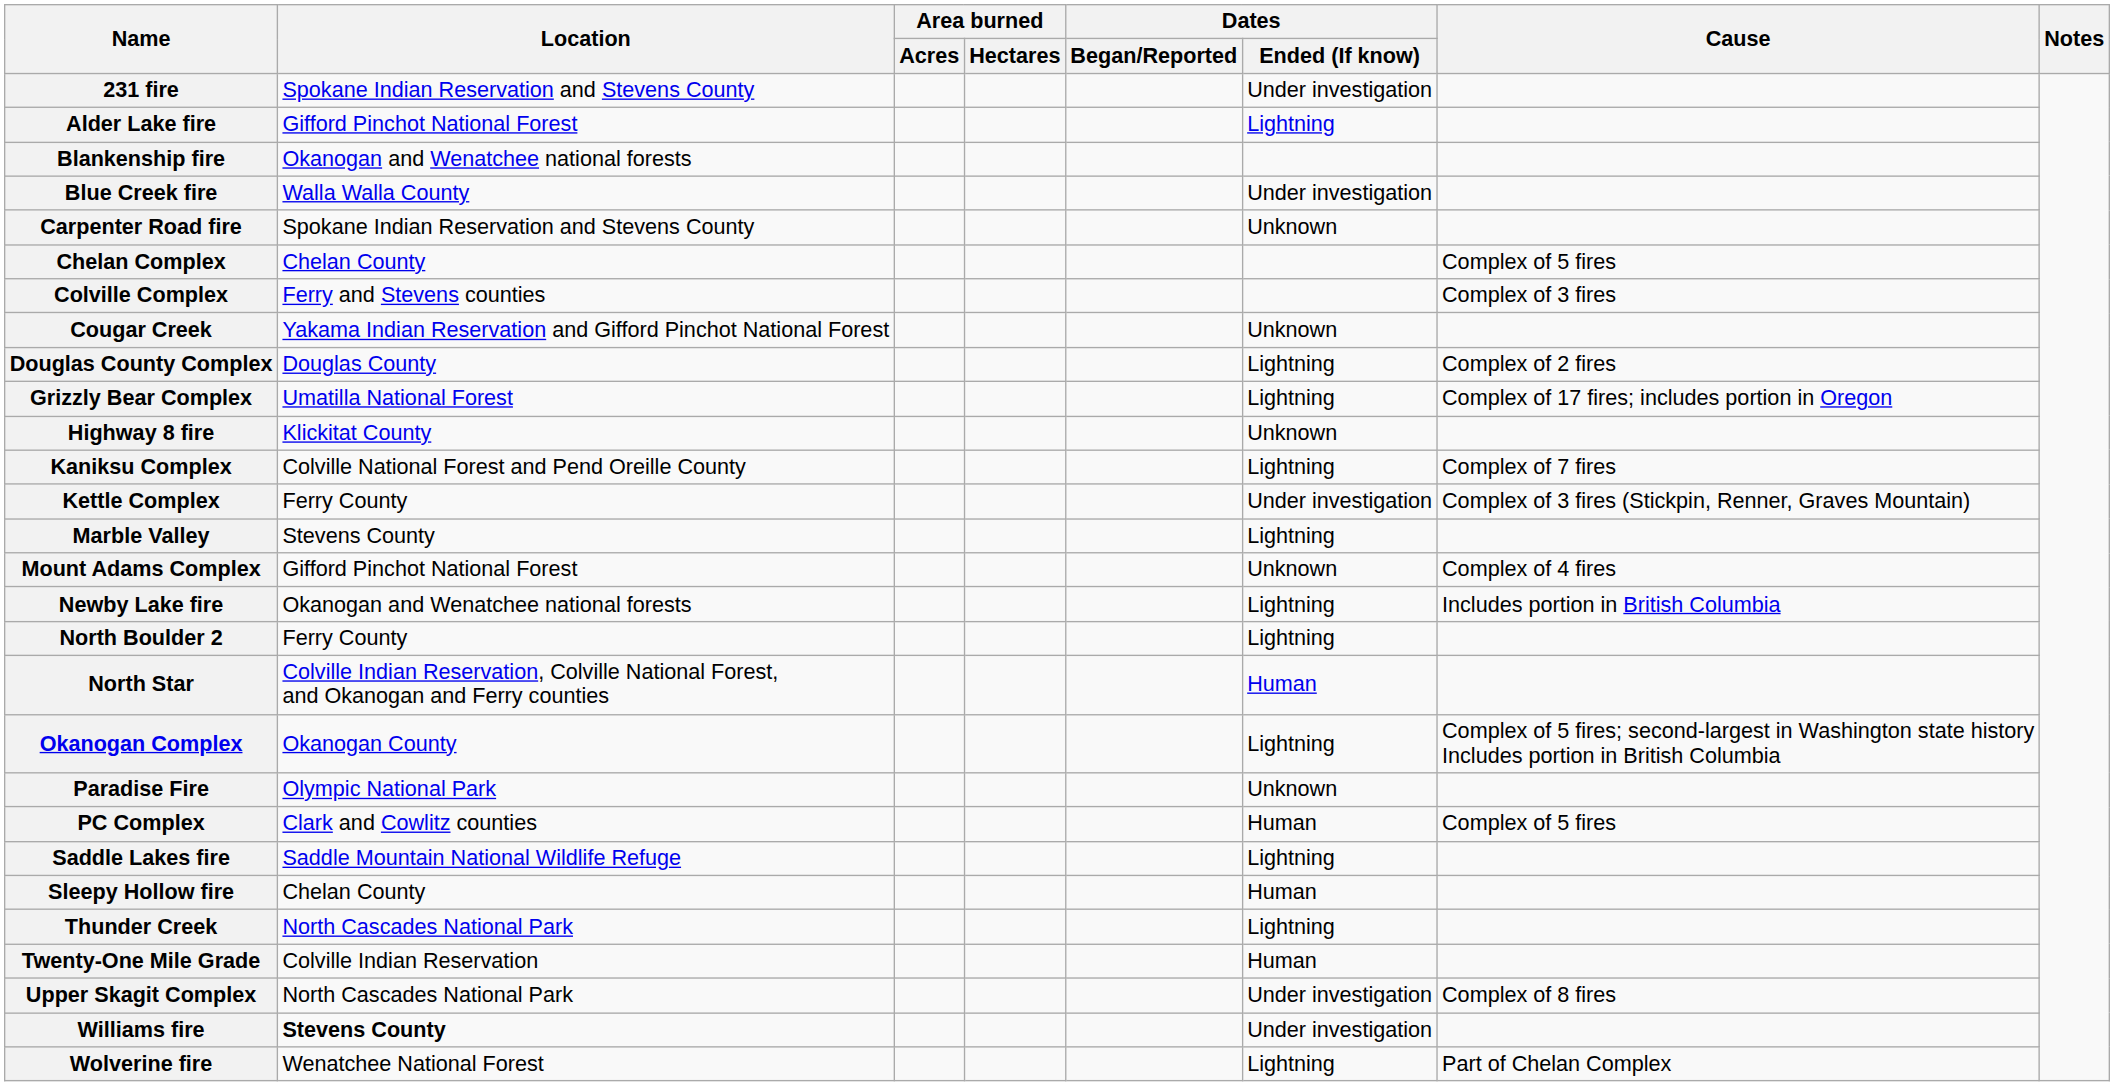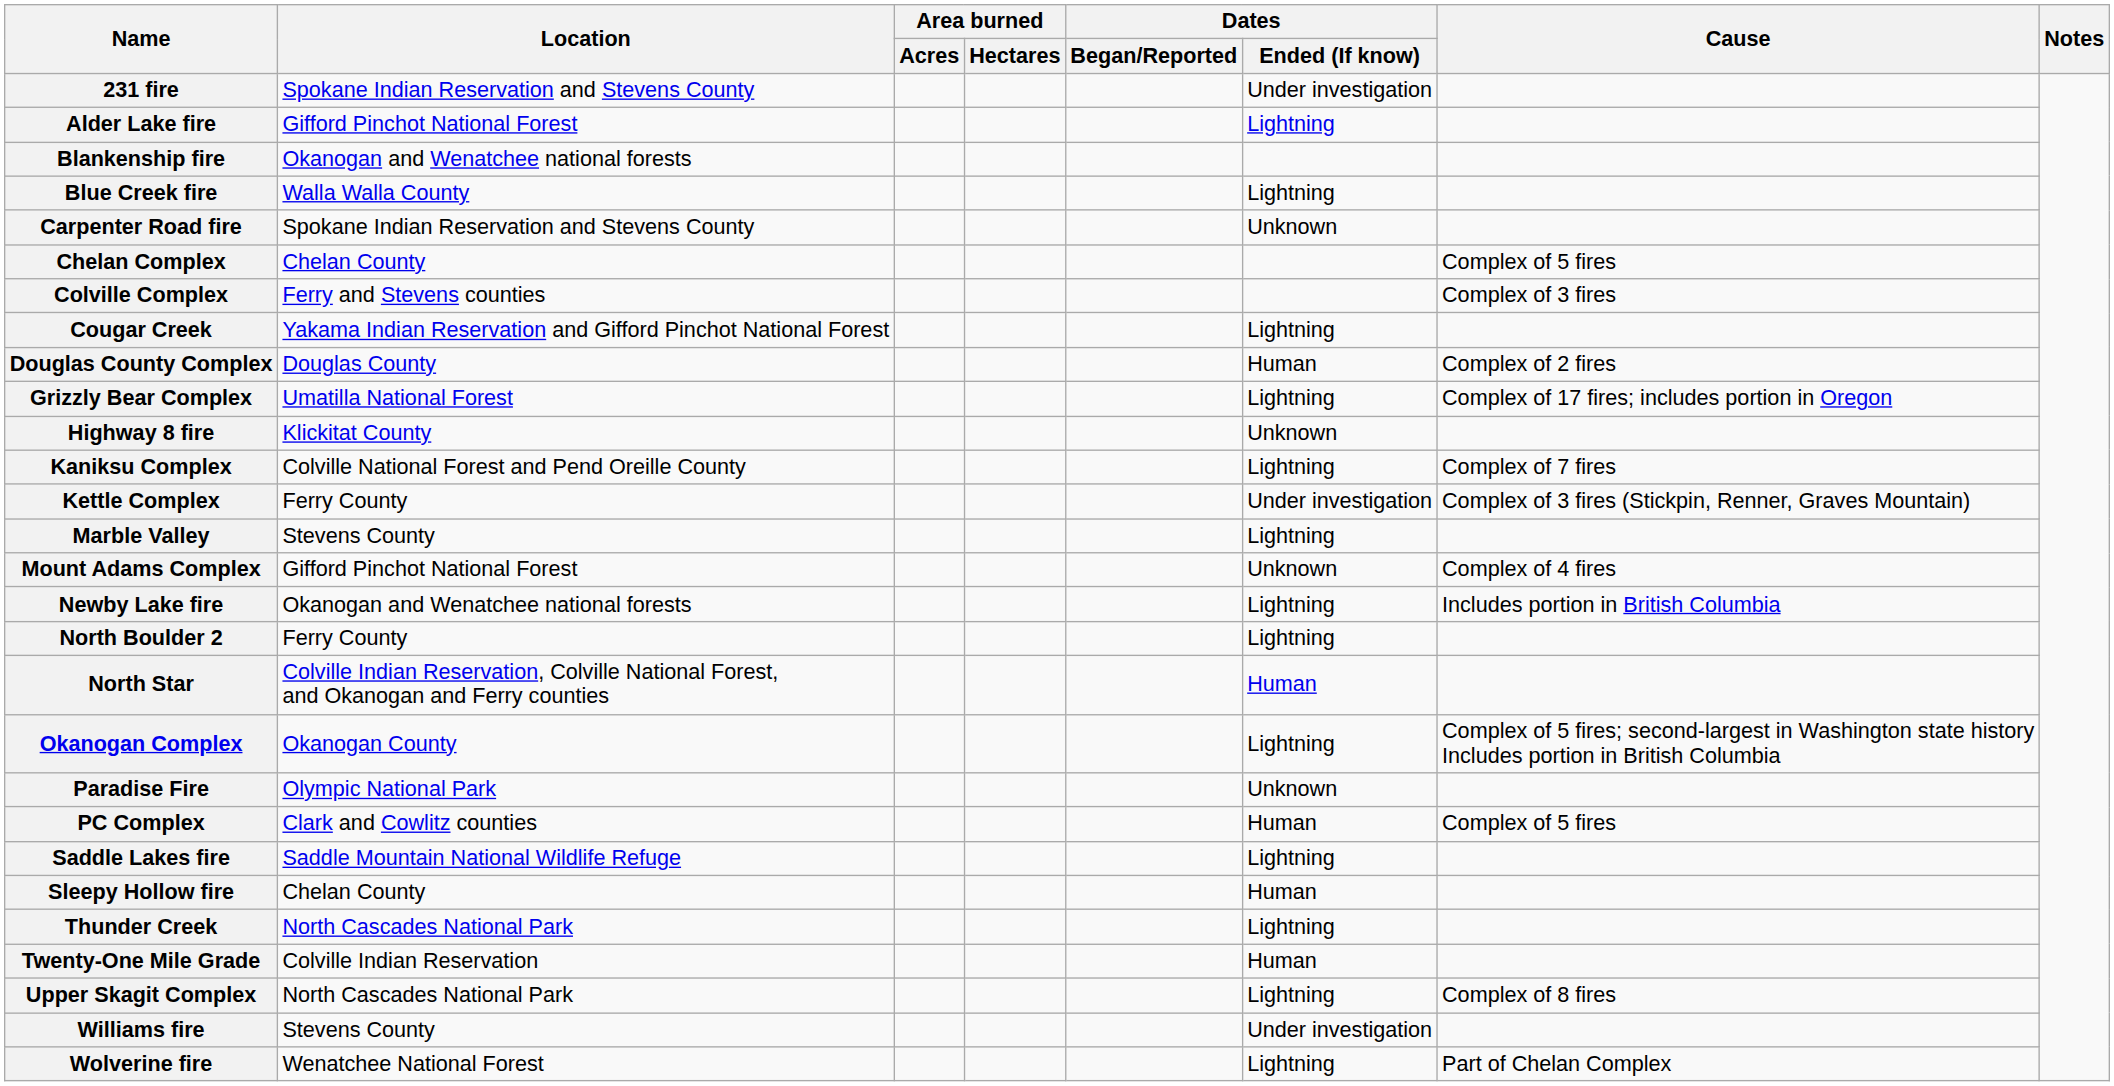(1340, 192) Under investigation -> (1291, 192) Lightning
(1292, 329) Unknown -> (1291, 329) Lightning
(1291, 364) Lightning -> (1282, 364) Human
(1340, 995) Under investigation -> (1291, 995) Lightning
(364, 1029) bold -> (359, 1029) normal
